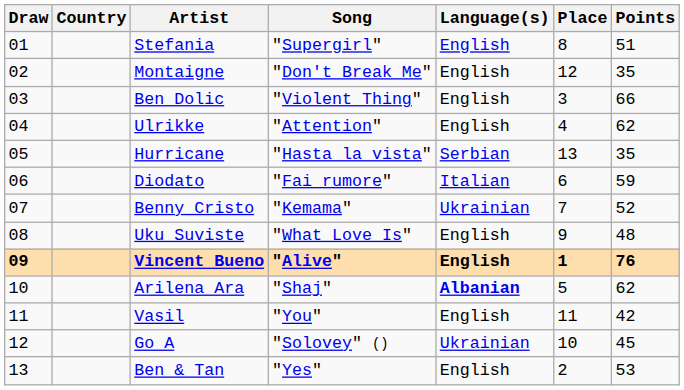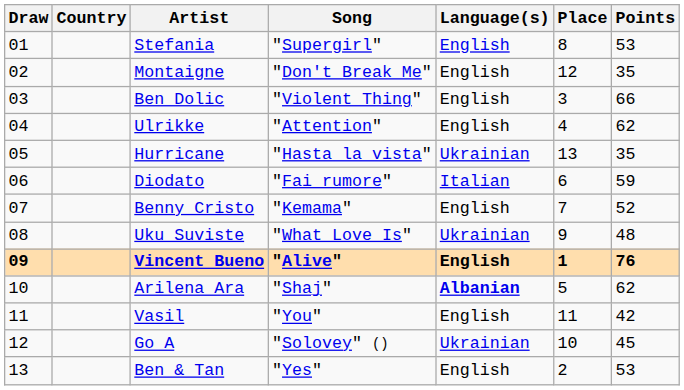(625, 45) 51 -> (625, 45) 53
(475, 154) Serbian -> (485, 154) Ukrainian
(485, 208) Ukrainian -> (475, 208) English
(475, 235) English -> (485, 235) Ukrainian
